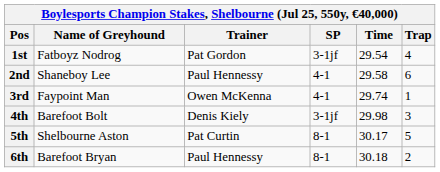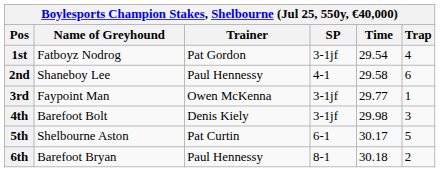(322, 95) 4-1 -> (325, 95) 3-1jf
(373, 95) 29.74 -> (373, 95) 29.77
(322, 136) 8-1 -> (322, 136) 6-1
